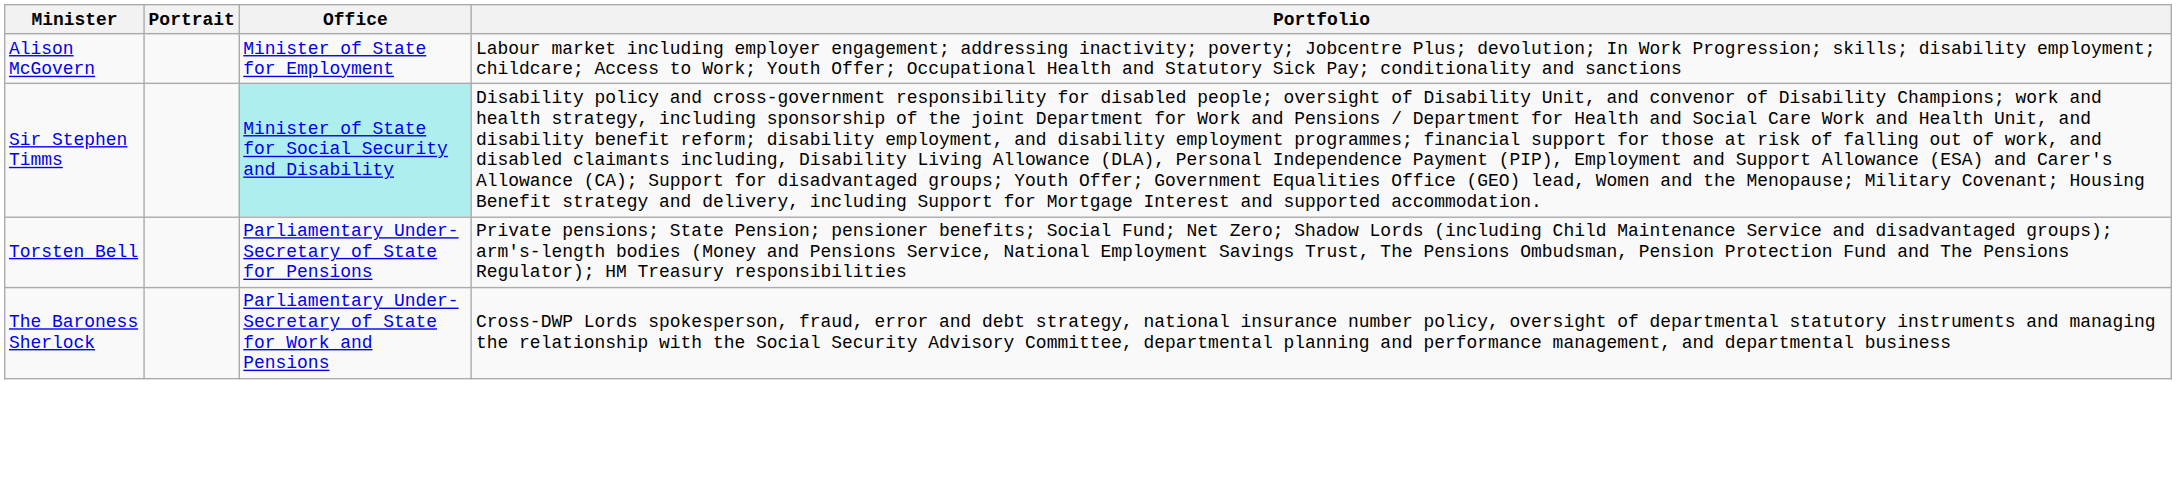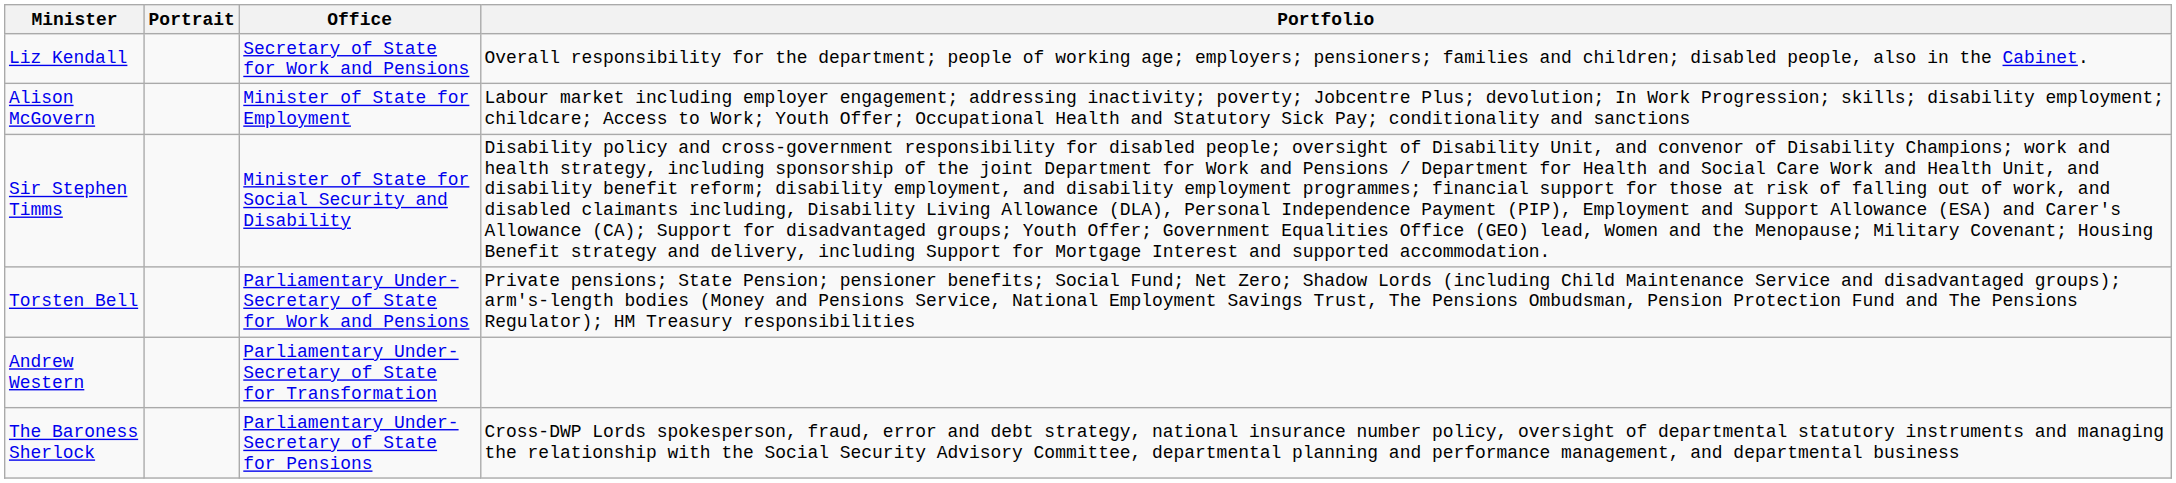+ row: (68, 59)
(346, 150) paleturquoise background -> (356, 200) no background
(351, 252) Parliamentary Under-Secretary of State for Pensions -> (356, 302) Parliamentary Under-Secretary of State for Work and Pensions
+ row: (47, 373)
(351, 333) Parliamentary Under-Secretary of State for Work and Pensions -> (351, 443) Parliamentary Under-Secretary of State for Pensions
